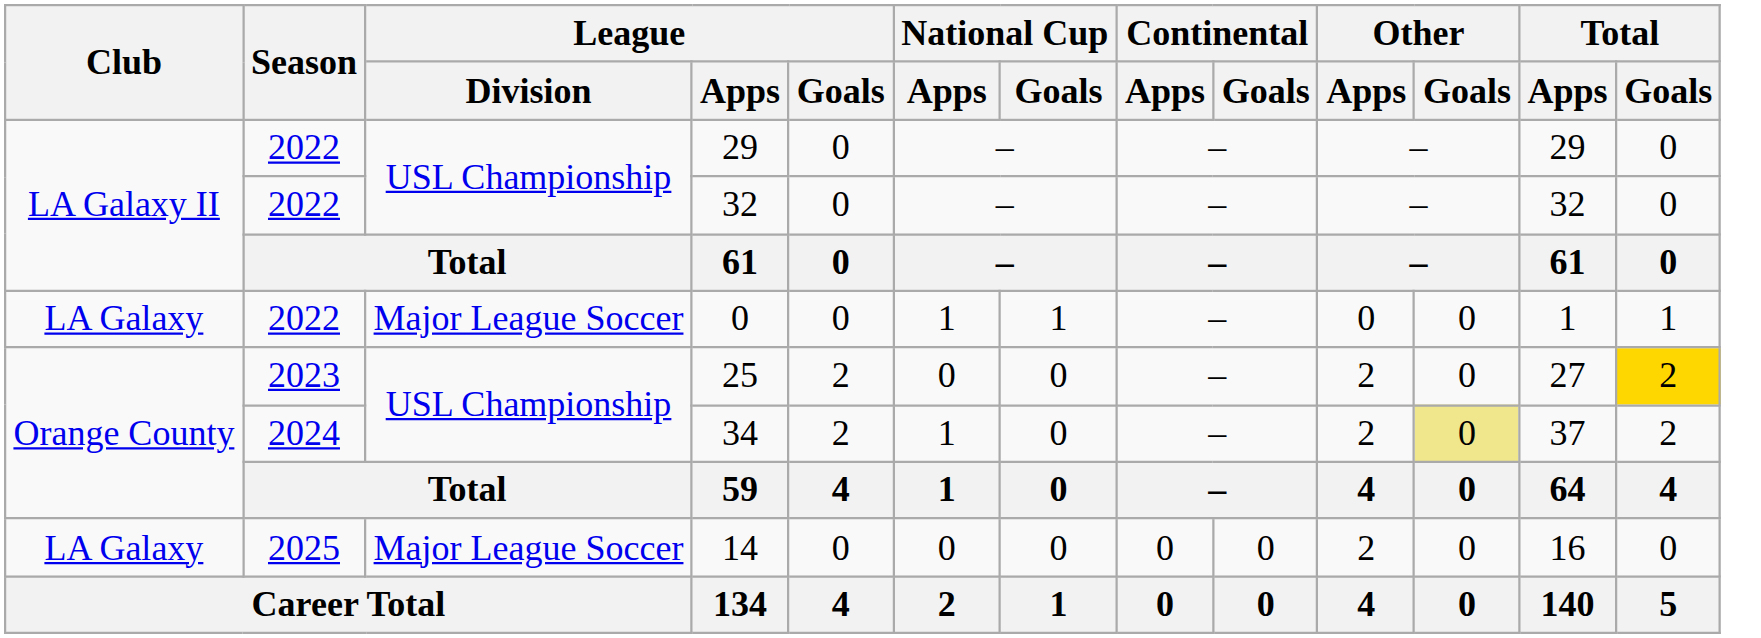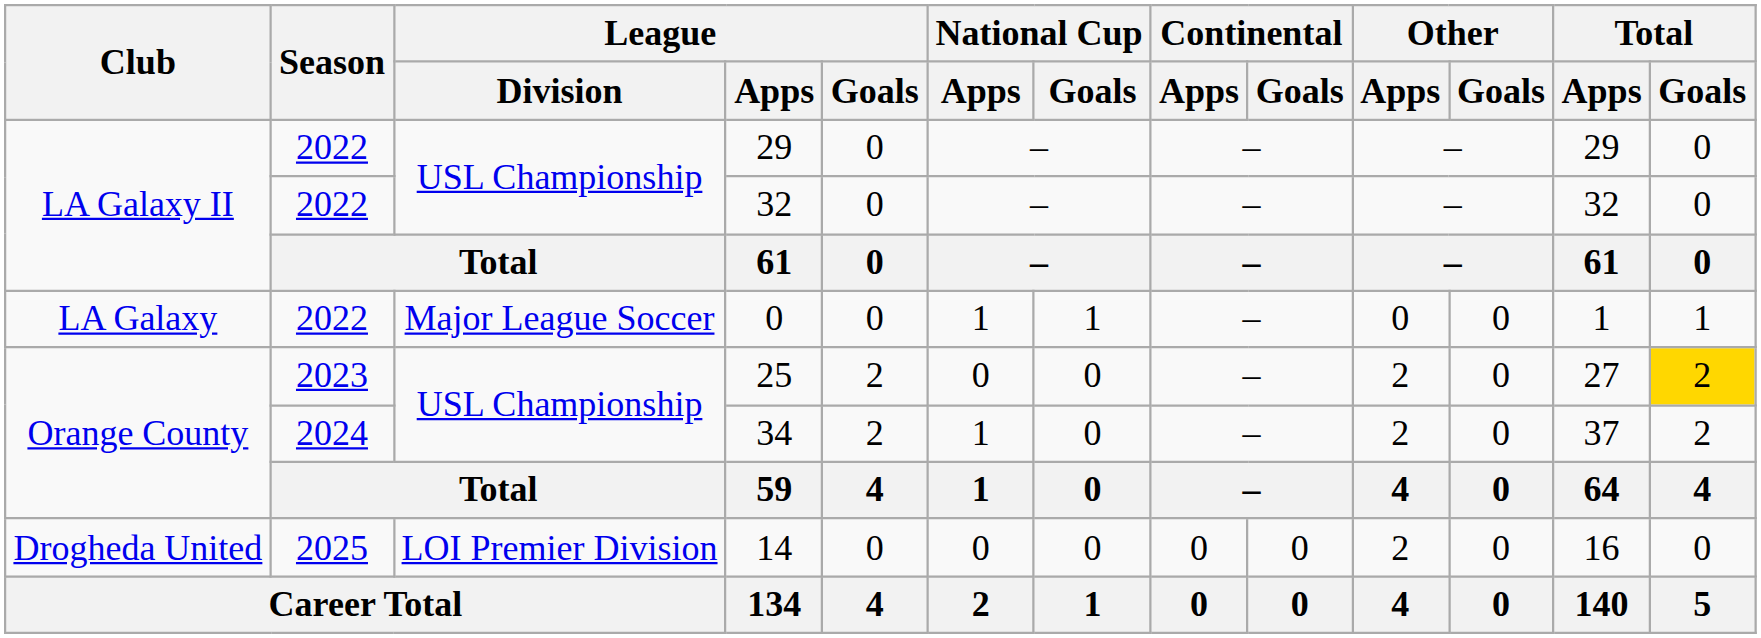(1467, 432) khaki background -> (1501, 432) no background
(124, 546) LA Galaxy -> (138, 546) Drogheda United
(529, 546) Major League Soccer -> (560, 546) LOI Premier Division
